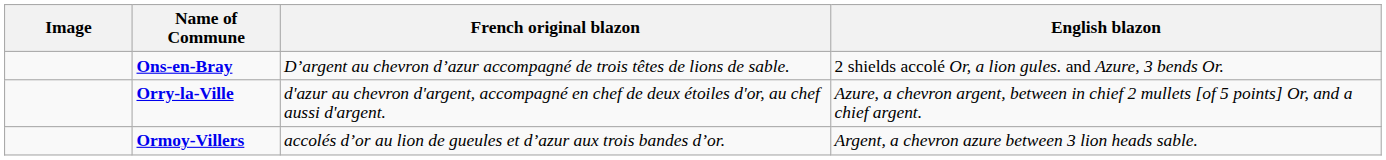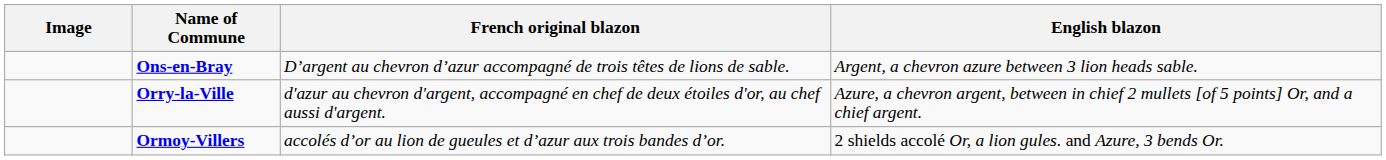(1029, 65) 2 shields accolé Or, a lion gules. and Azure, 3 bends Or. -> (1016, 65) Argent, a chevron azure between 3 lion heads sable.
(1016, 140) Argent, a chevron azure between 3 lion heads sable. -> (1029, 140) 2 shields accolé Or, a lion gules. and Azure, 3 bends Or.
